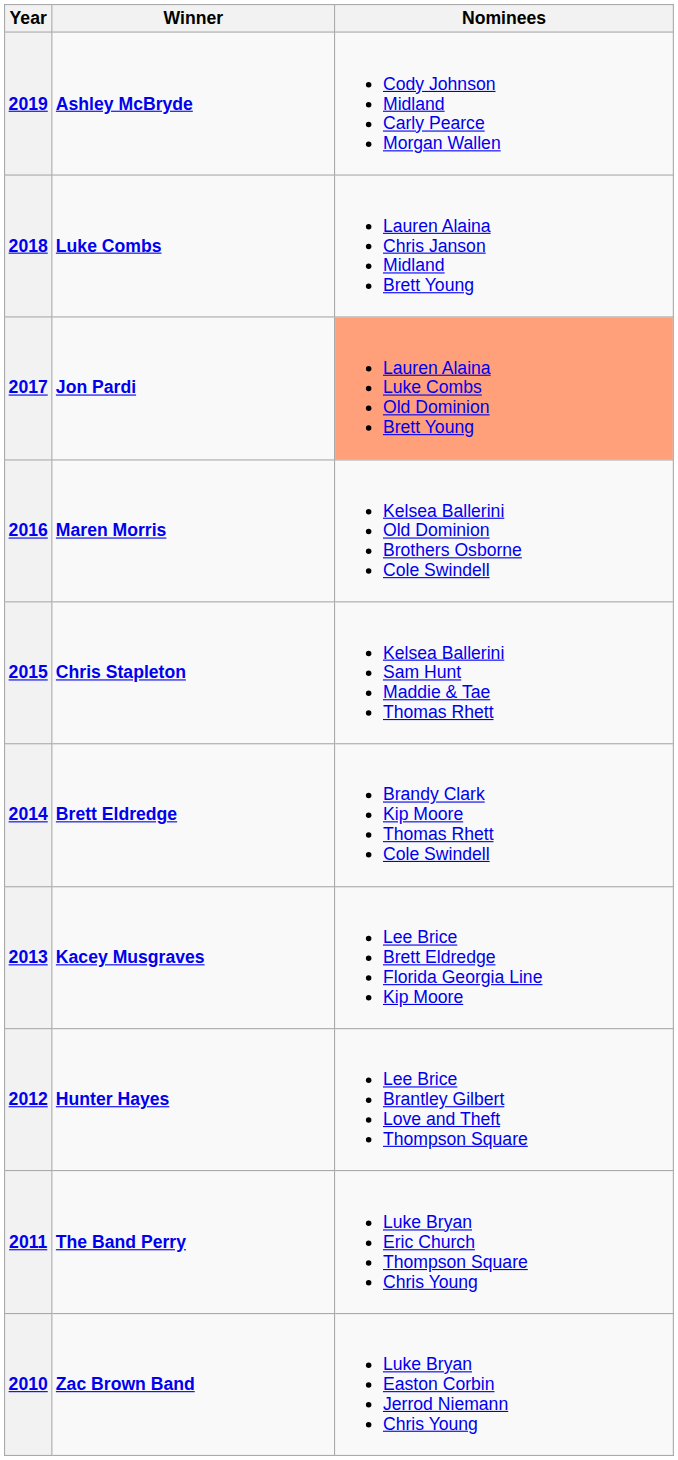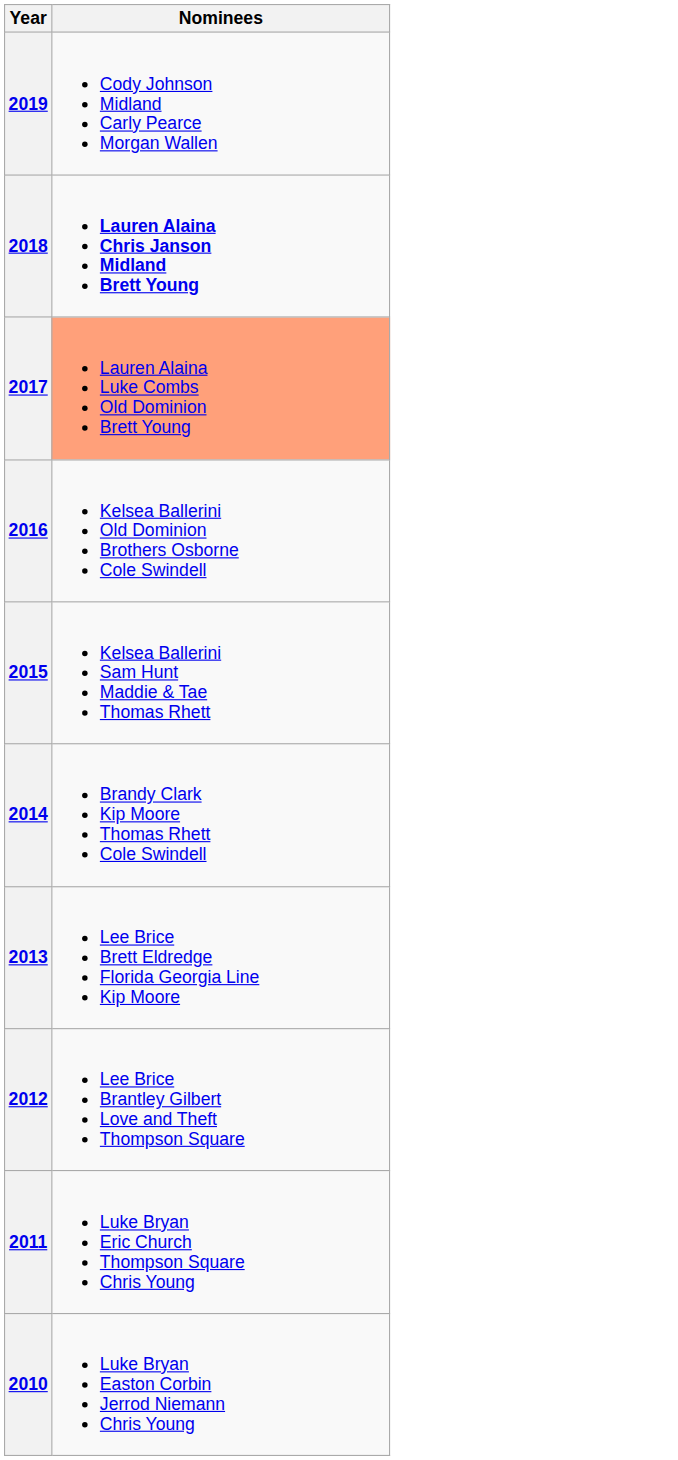- column: (193, 18)
(504, 256) normal -> (221, 256) bold
